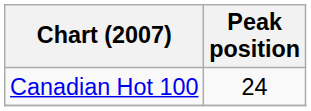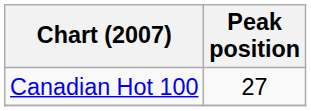(255, 86) 24 -> (255, 86) 27
